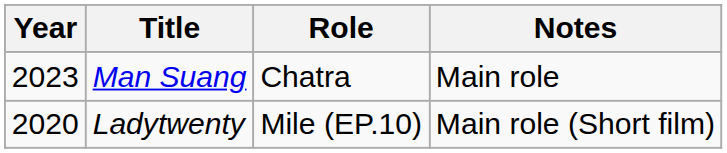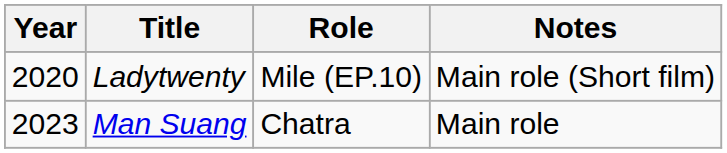rows swapped: (169, 123) <-> (170, 76)
